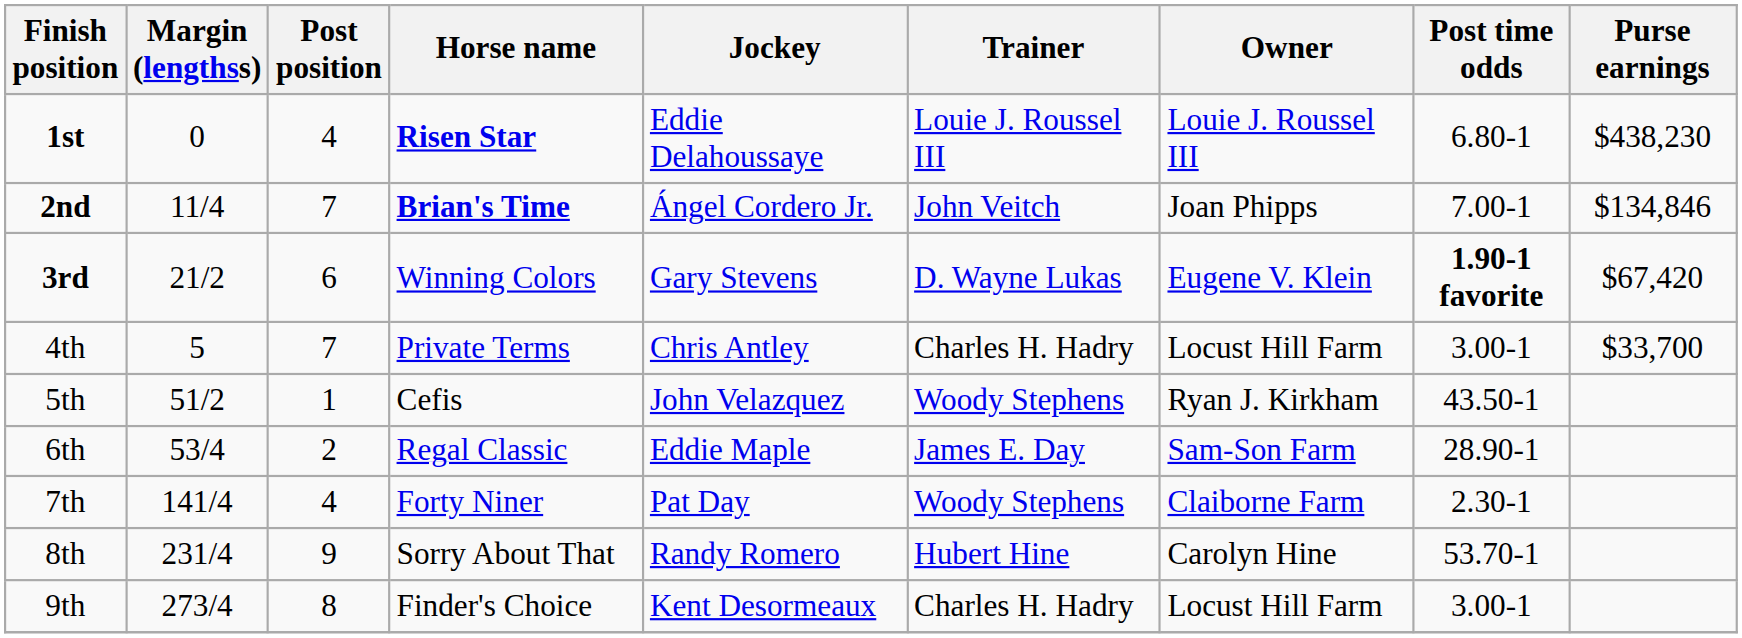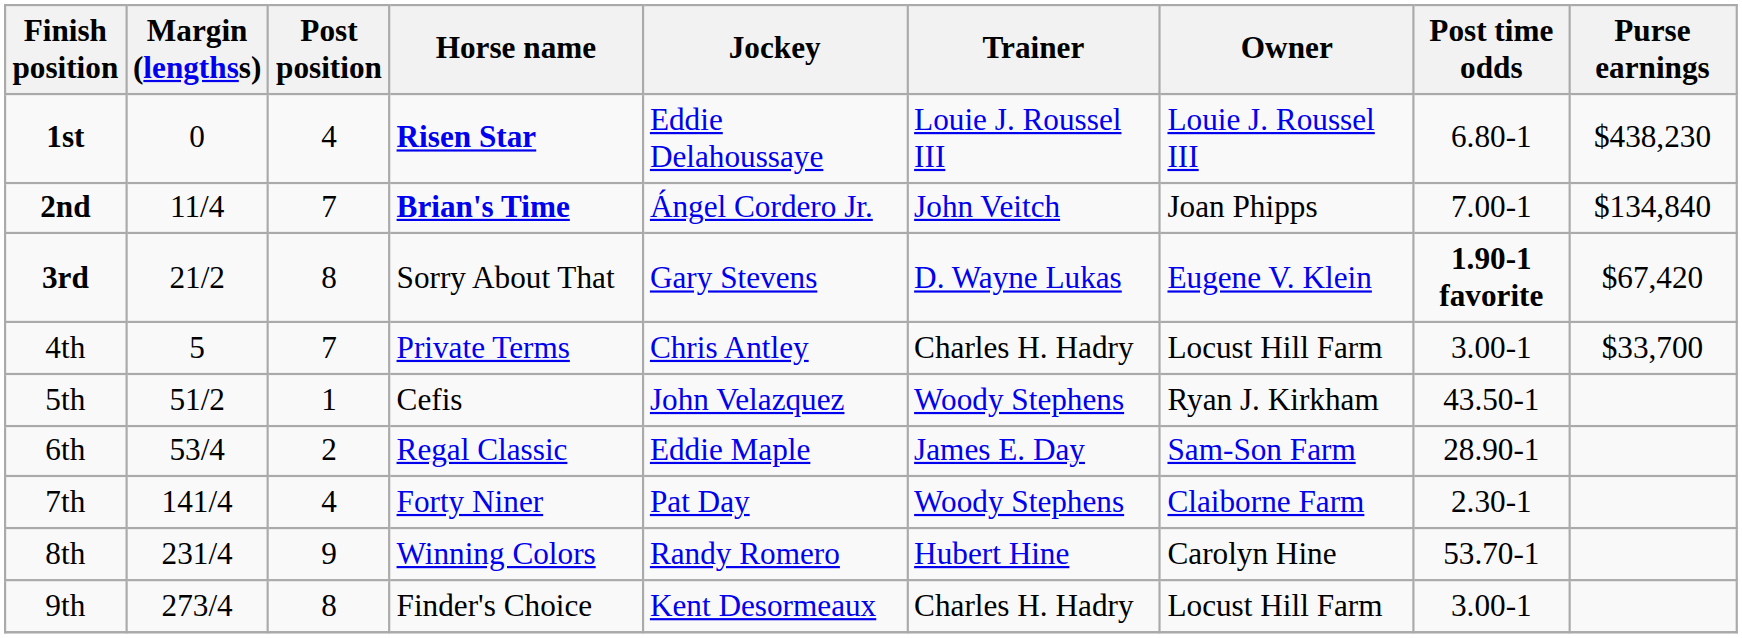(1652, 207) $134,846 -> (1652, 207) $134,840
(329, 277) 6 -> (329, 277) 8
(496, 277) Winning Colors -> (506, 277) Sorry About That
(506, 553) Sorry About That -> (496, 553) Winning Colors
